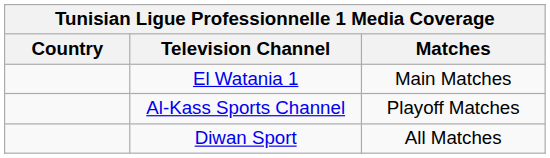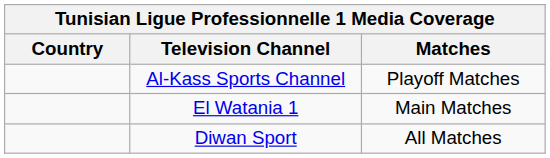rows swapped: (246, 108) <-> (246, 78)
